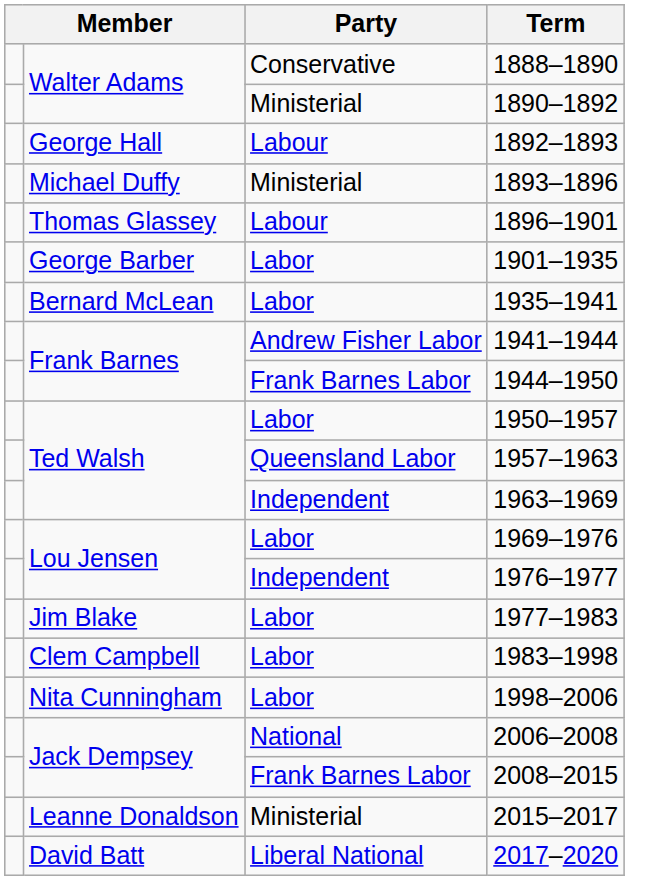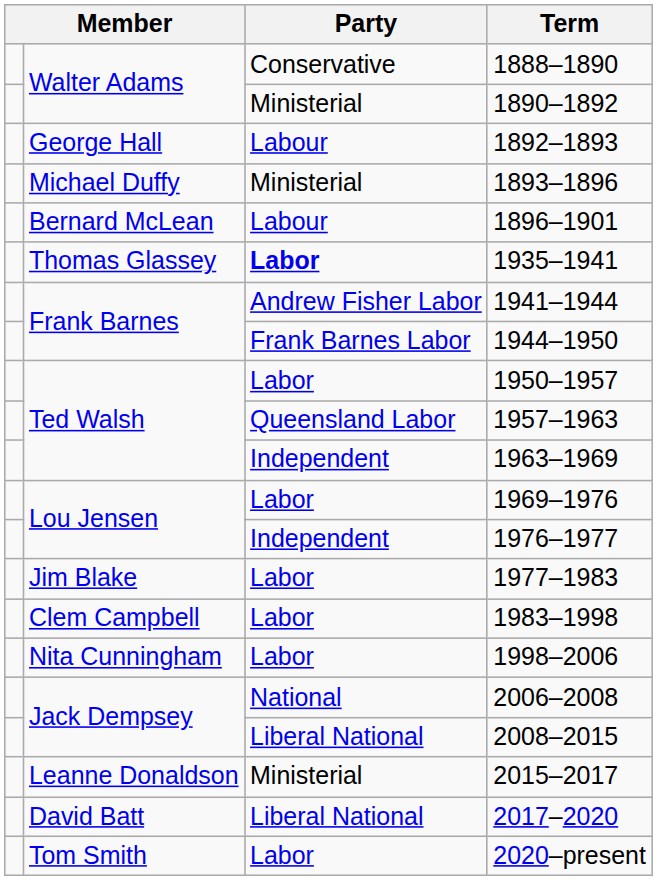(123, 222) Thomas Glassey -> (121, 222) Bernard McLean
- row: (556, 261)
(121, 301) Bernard McLean -> (123, 261) Thomas Glassey
(282, 301) normal -> (285, 261) bold
(360, 776) Frank Barnes Labor -> (337, 736) Liberal National
+ row: (570, 855)
